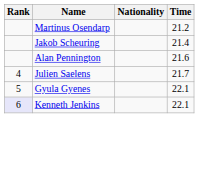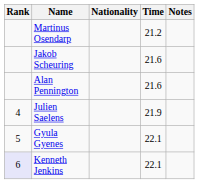+ column: (180, 12)
(181, 43) 21.4 -> (153, 59) 21.6
(181, 74) 21.7 -> (153, 112) 21.9
